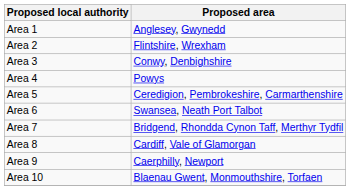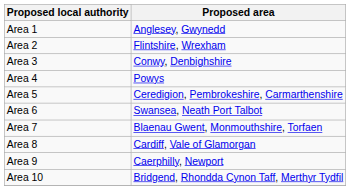(238, 128) Bridgend, Rhondda Cynon Taff, Merthyr Tydfil -> (228, 128) Blaenau Gwent, Monmouthshire, Torfaen
(228, 177) Blaenau Gwent, Monmouthshire, Torfaen -> (238, 177) Bridgend, Rhondda Cynon Taff, Merthyr Tydfil
